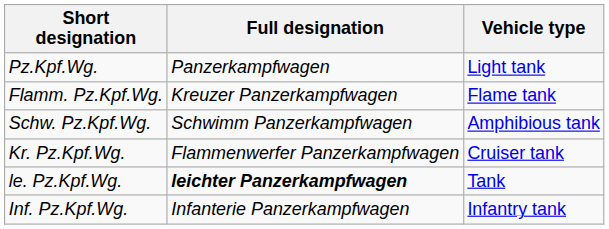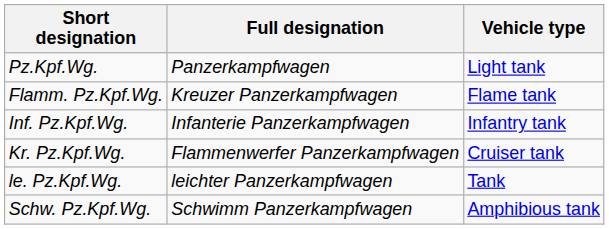rows swapped: (68, 209) <-> (80, 124)
(289, 180) bold -> (282, 180) normal
